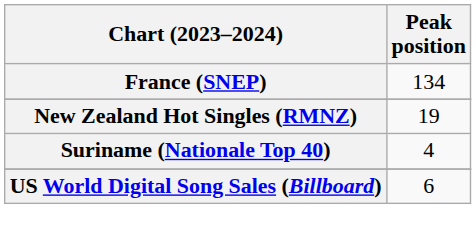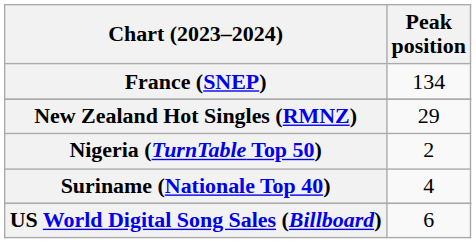(429, 116) 19 -> (429, 116) 29
+ row: (196, 150)
